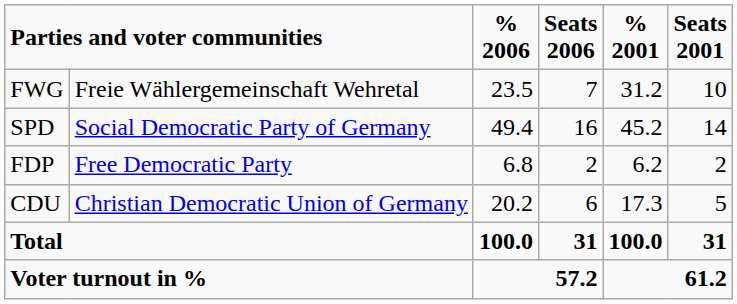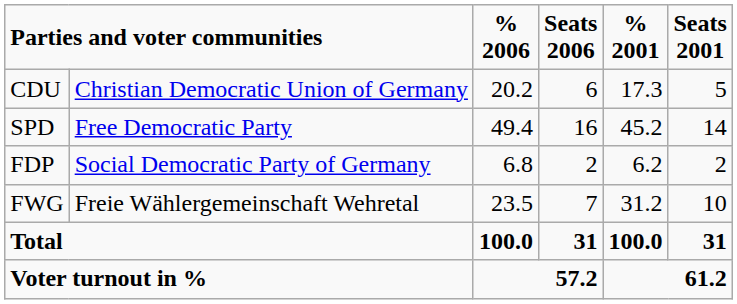rows swapped: (36, 202) <-> (37, 88)
(253, 126) Social Democratic Party of Germany -> (183, 126) Free Democratic Party
(183, 164) Free Democratic Party -> (253, 164) Social Democratic Party of Germany
